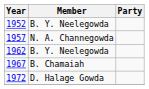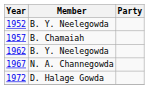(72, 38) N. A. Channegowda -> (57, 38) B. Chamaiah
(57, 64) B. Chamaiah -> (72, 64) N. A. Channegowda
